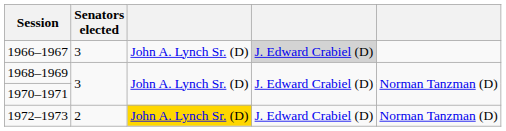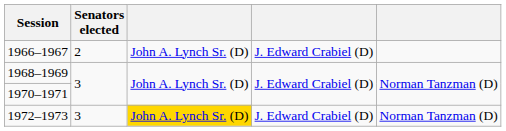(78, 51) 3 -> (78, 51) 2
(314, 51) lightgrey background -> (314, 51) no background
(78, 115) 2 -> (78, 115) 3
